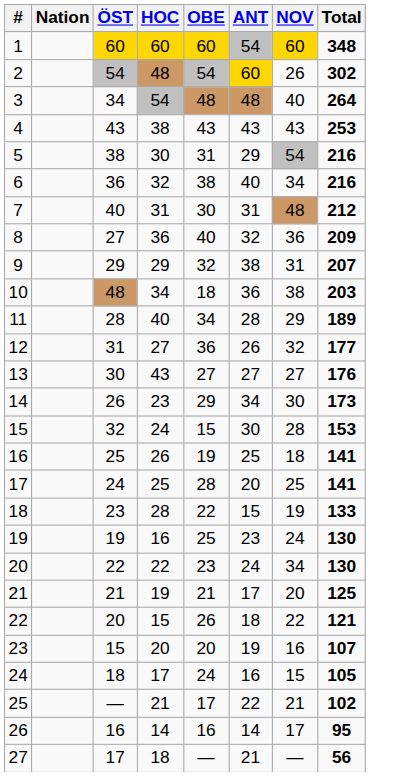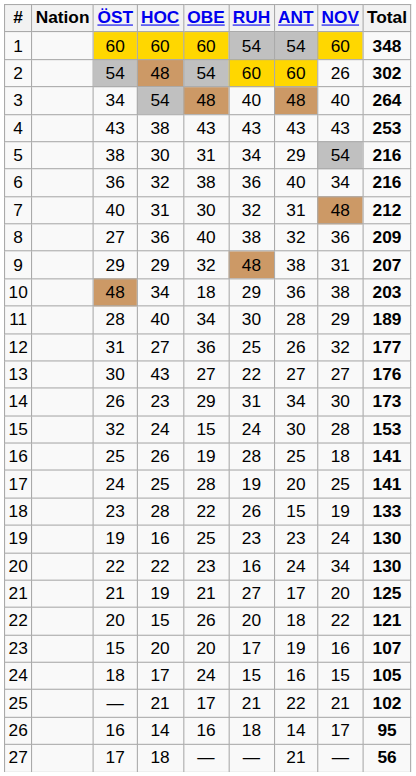+ column: (251, 18)
